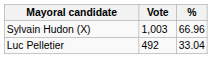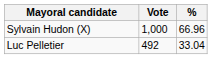(155, 29) 1,003 -> (155, 29) 1,000
